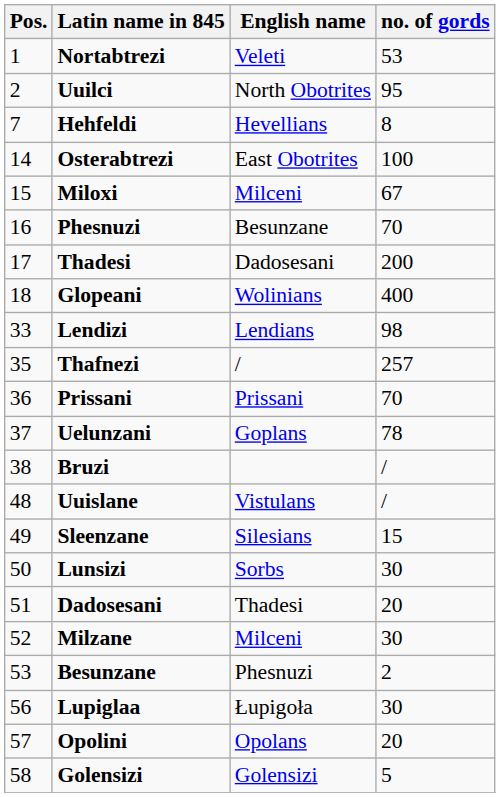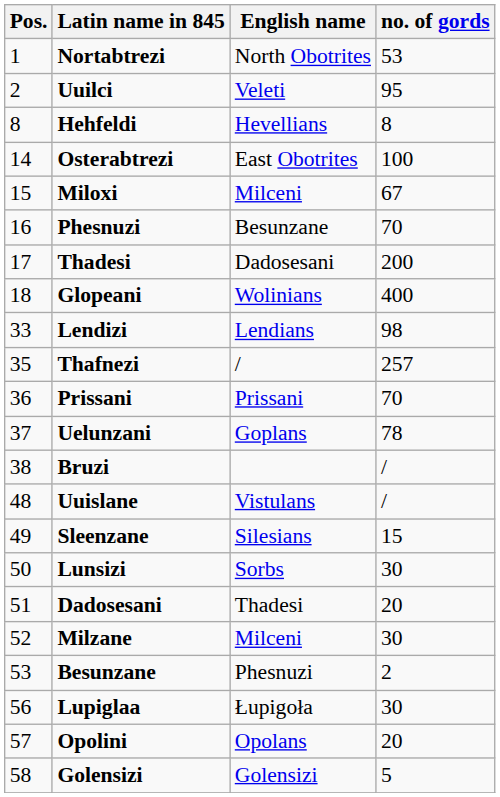(260, 55) Veleti -> (303, 55) North Obotrites
(303, 90) North Obotrites -> (260, 90) Veleti
(15, 124) 7 -> (15, 124) 8
